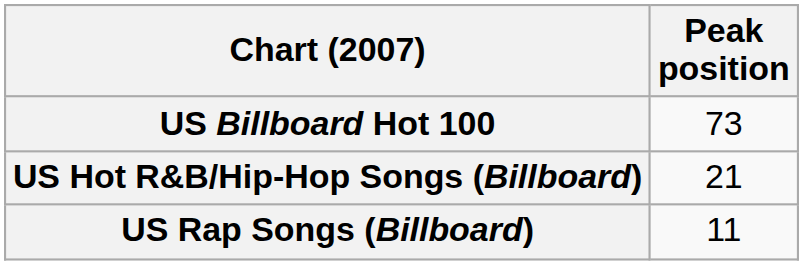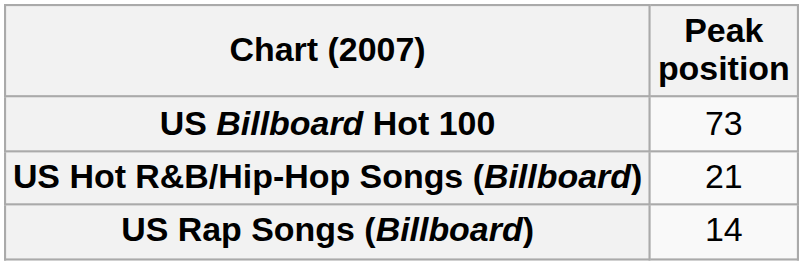(724, 230) 11 -> (724, 230) 14
